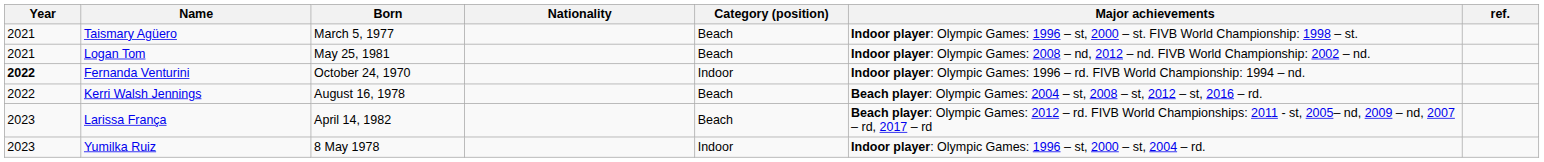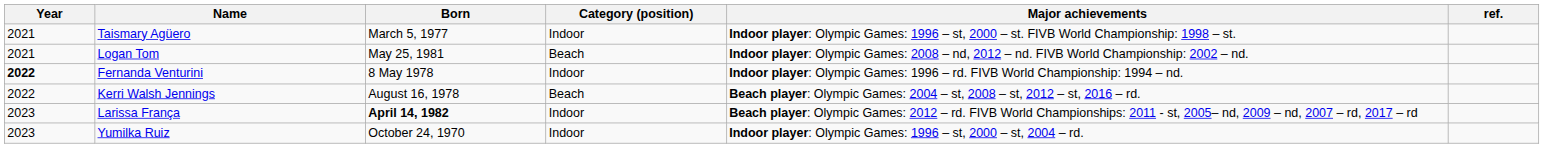- column: (580, 14)
(715, 34) Beach -> (566, 34) Indoor
(362, 73) October 24, 1970 -> (401, 73) 8 May 1978
(353, 120) normal -> (408, 113) bold
(715, 120) Beach -> (566, 113) Indoor
(347, 147) 8 May 1978 -> (416, 133) October 24, 1970
